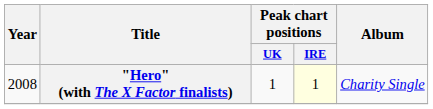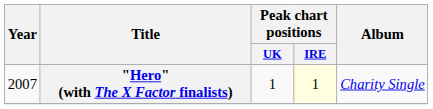(22, 84) 2008 -> (22, 84) 2007
